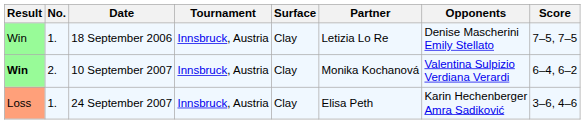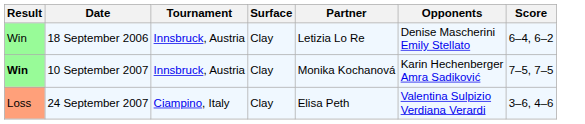- column: (57, 13)
(555, 38) 7–5, 7–5 -> (531, 38) 6–4, 6–2
(470, 70) Valentina Sulpizio Verdiana Verardi -> (452, 70) Karin Hechenberger Amra Sadiković
(555, 70) 6–4, 6–2 -> (531, 70) 7–5, 7–5
(223, 102) Innsbruck, Austria -> (192, 102) Ciampino, Italy
(476, 102) Karin Hechenberger Amra Sadiković -> (446, 102) Valentina Sulpizio Verdiana Verardi
